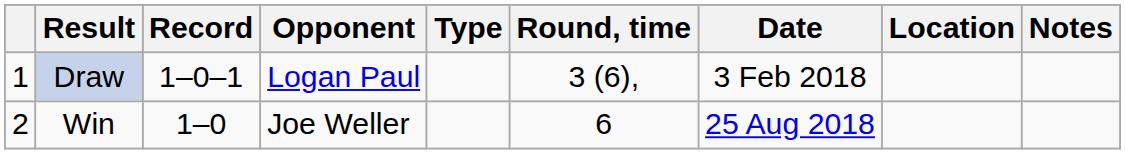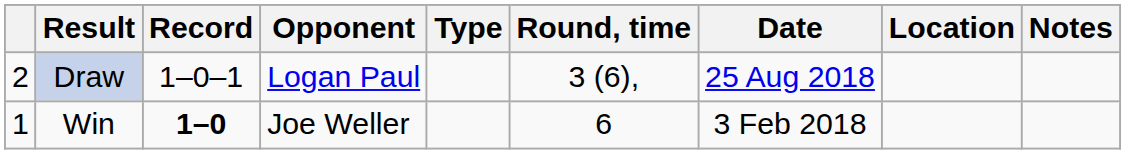(20, 76) 1 -> (20, 76) 2
(790, 76) 3 Feb 2018 -> (790, 76) 25 Aug 2018
(20, 124) 2 -> (20, 124) 1
(201, 124) normal -> (201, 124) bold
(790, 124) 25 Aug 2018 -> (790, 124) 3 Feb 2018
